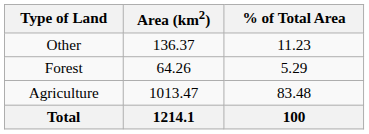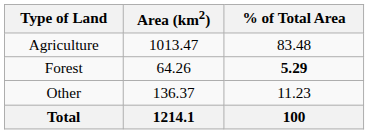rows swapped: (64, 92) <-> (64, 44)
(294, 68) normal -> (294, 68) bold
